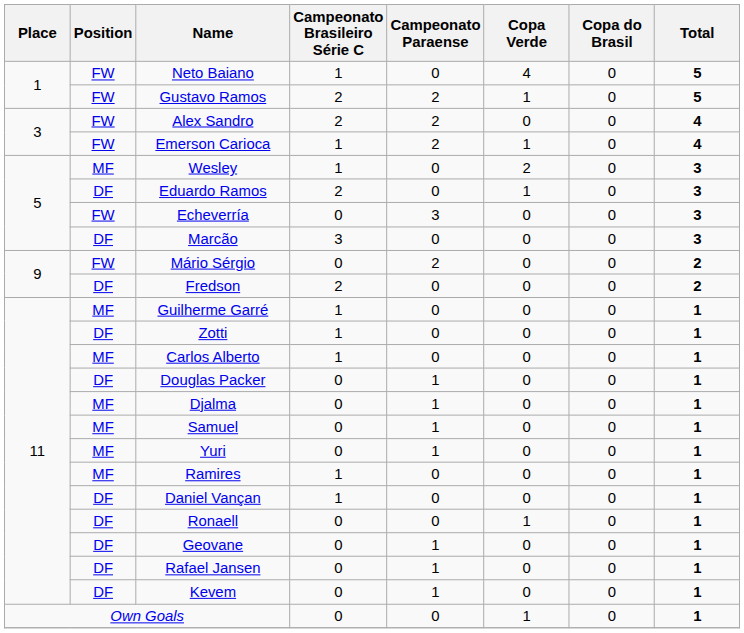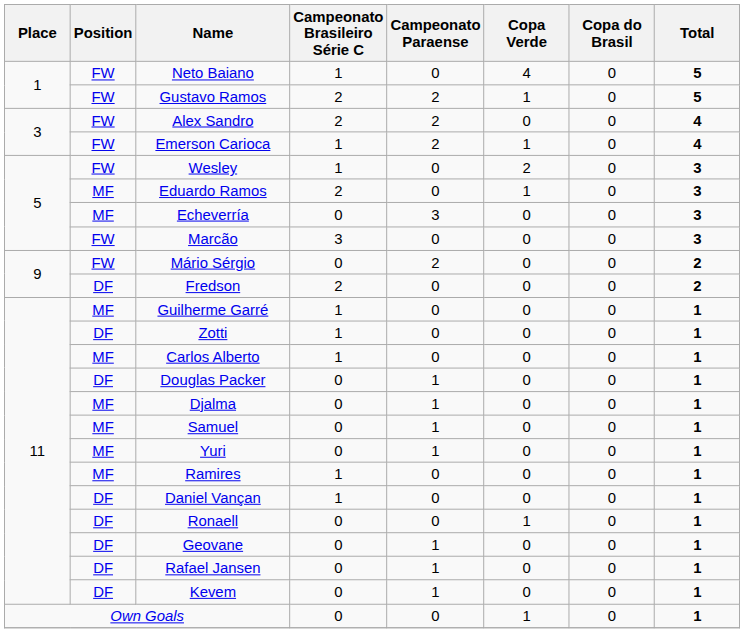(103, 168) MF -> (103, 168) FW
(103, 191) DF -> (103, 191) MF
(103, 215) FW -> (103, 215) MF
(103, 238) DF -> (103, 238) FW
